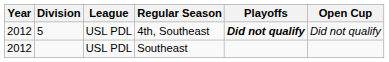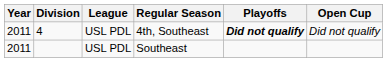(19, 31) 2012 -> (19, 31) 2011
(40, 31) 5 -> (39, 31) 4
(19, 48) 2012 -> (19, 48) 2011
